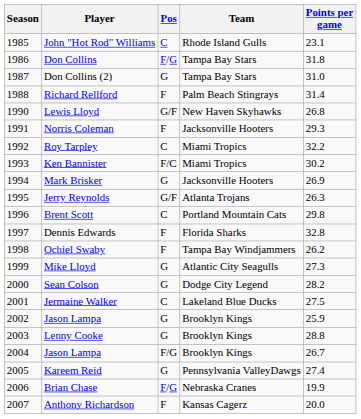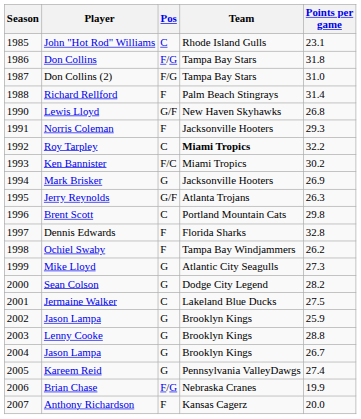(164, 77) G -> (169, 77) F/G
(214, 146) normal -> (216, 146) bold
(169, 353) F/G -> (164, 353) G
